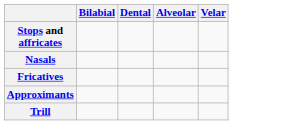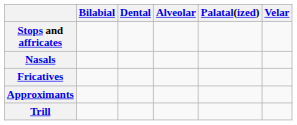+ column: (230, 13)
